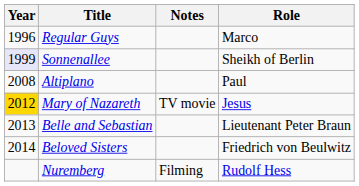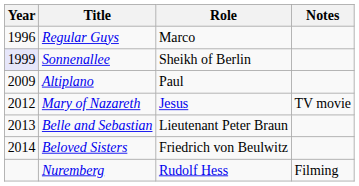columns swapped: (286, 15) <-> (187, 15)
(22, 81) 2008 -> (22, 81) 2009
(22, 103) gold background -> (22, 103) no background
